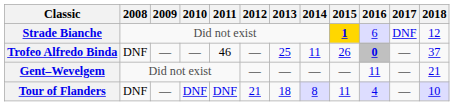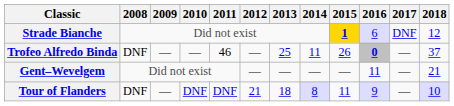(375, 91) 4 -> (375, 91) 9
